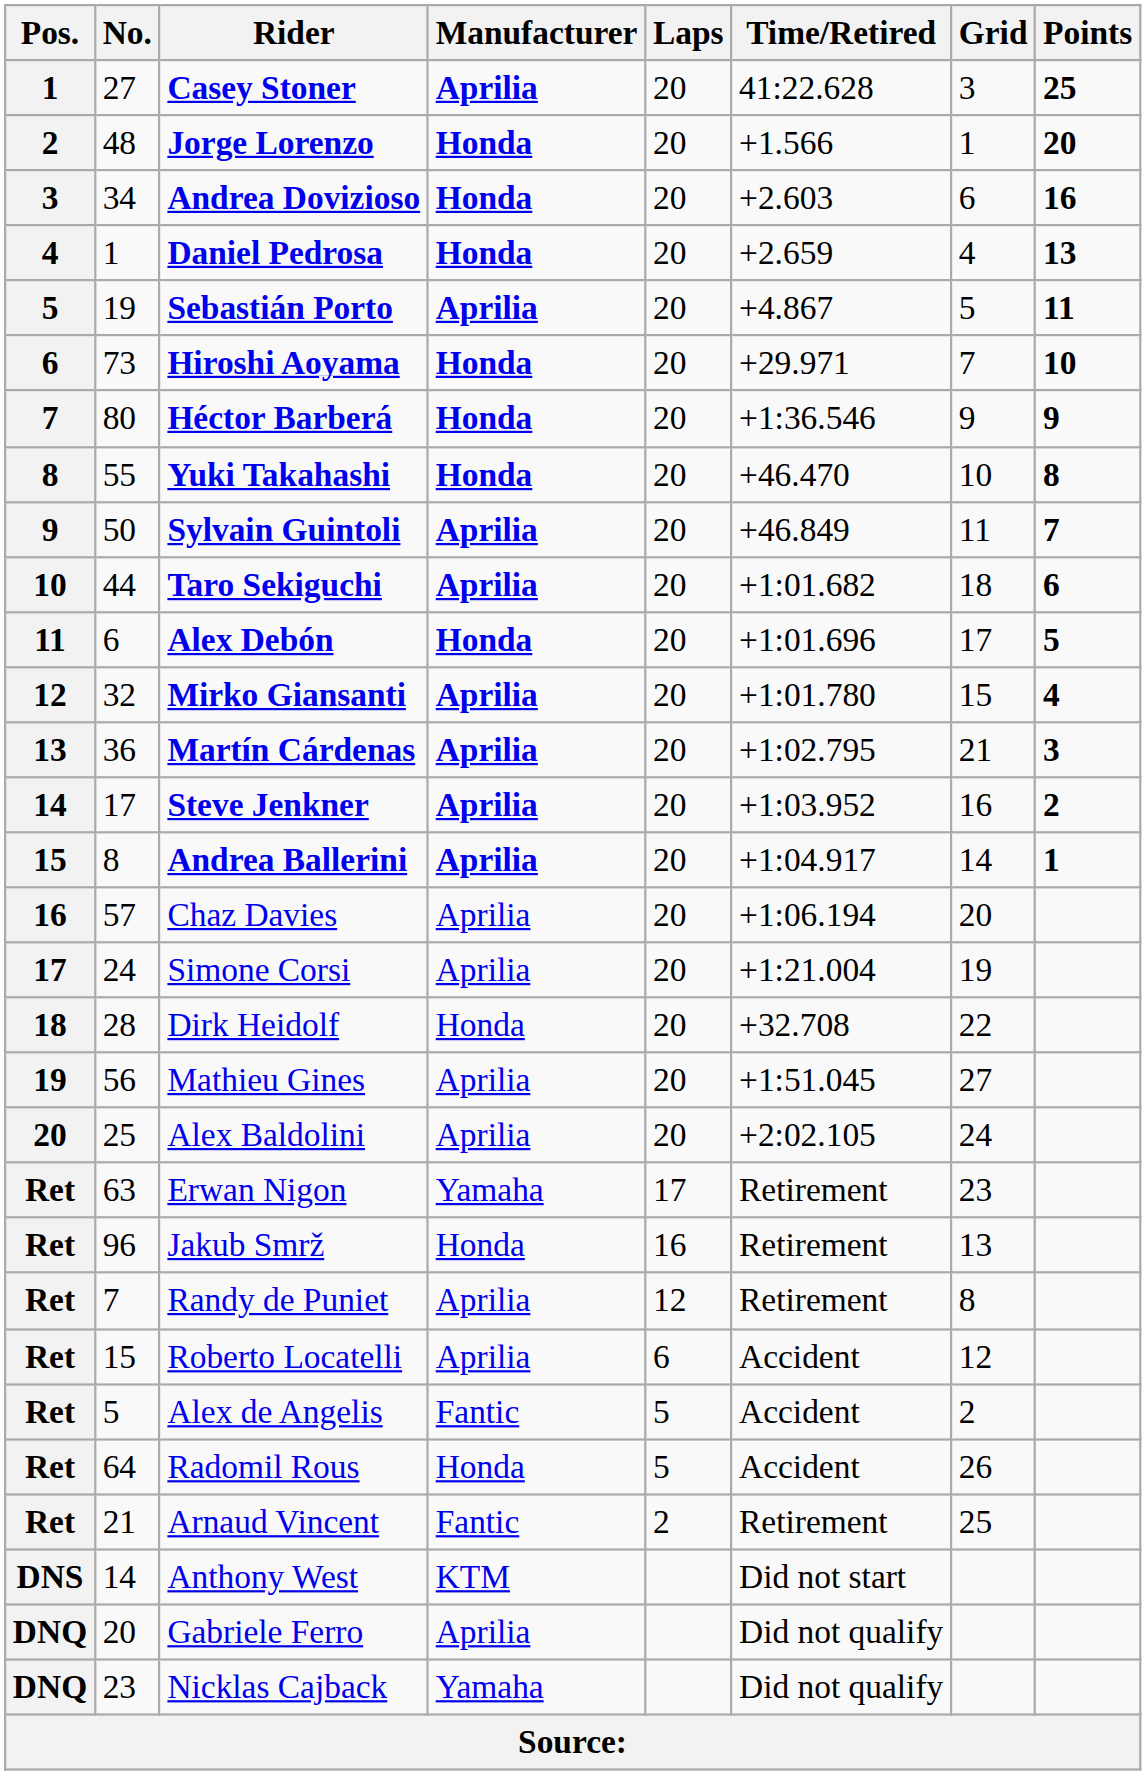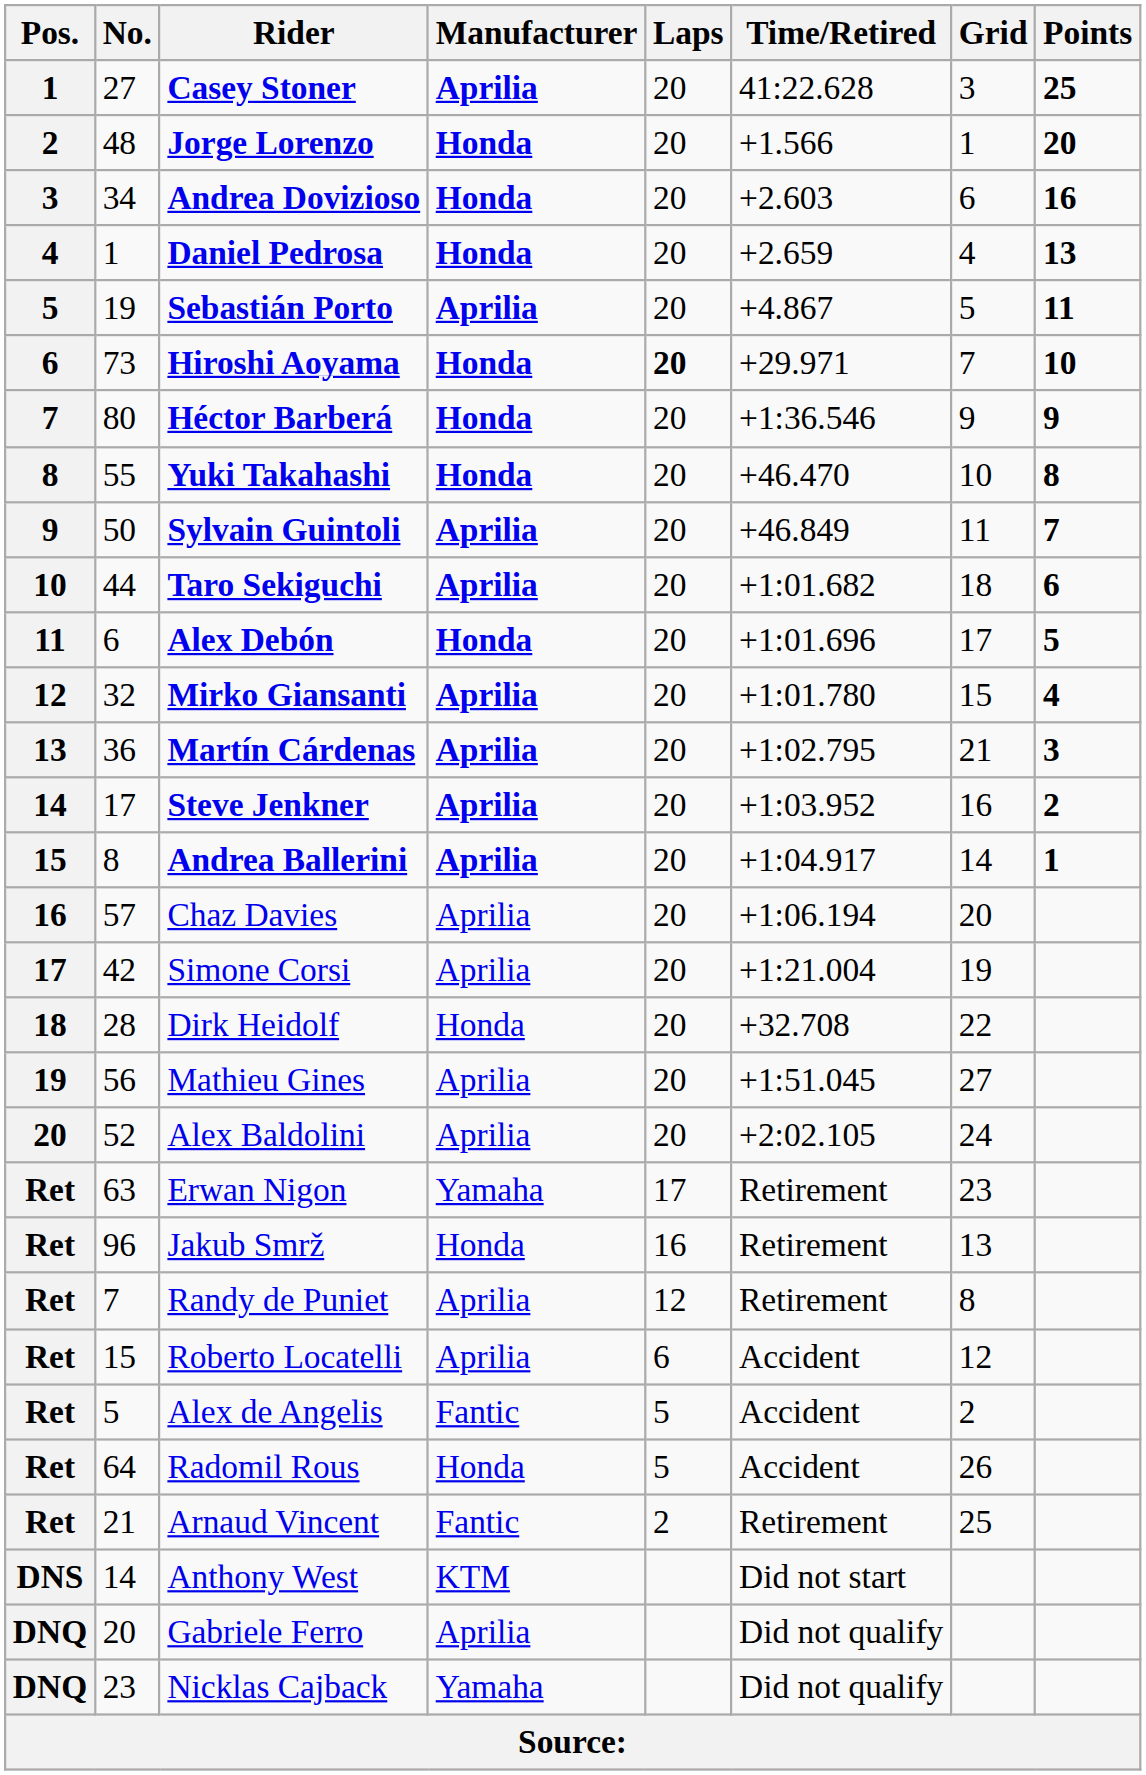(670, 363) normal -> (670, 363) bold
(119, 969) 24 -> (119, 969) 42
(119, 1135) 25 -> (119, 1135) 52
